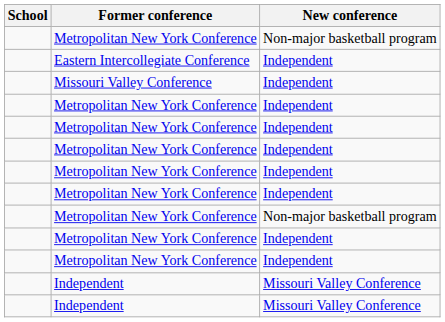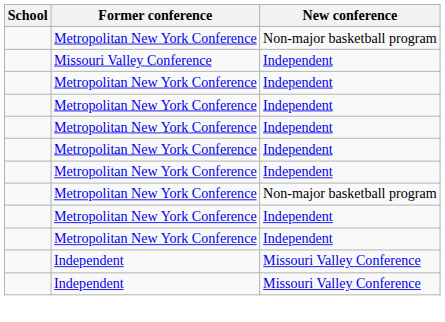- row: (152, 60)
